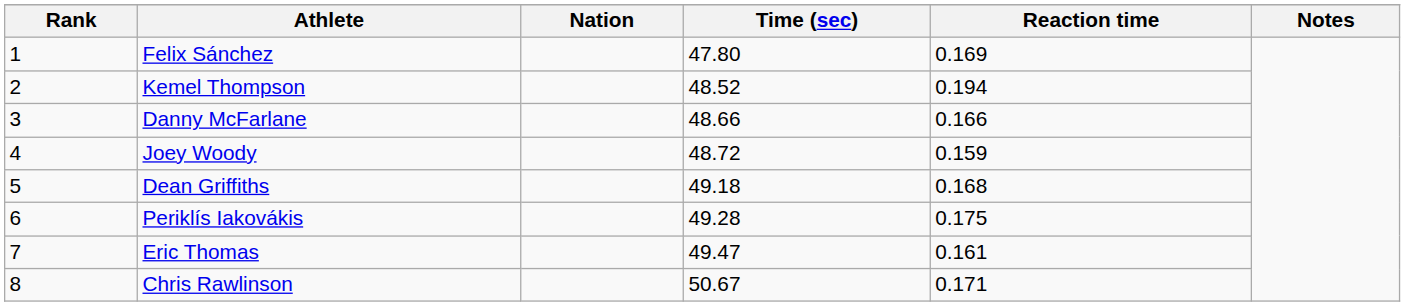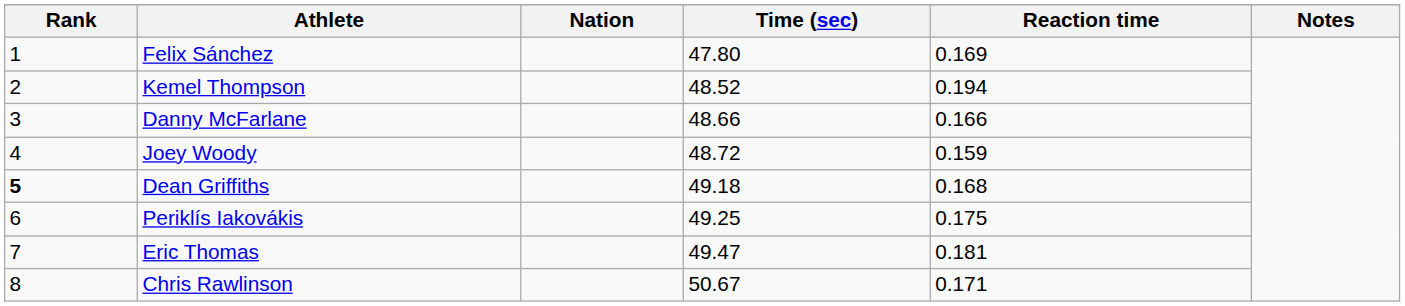(15, 185) normal -> (15, 185) bold
(714, 218) 49.28 -> (714, 218) 49.25
(961, 251) 0.161 -> (961, 251) 0.181
